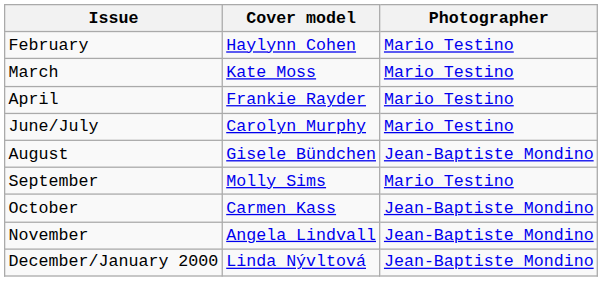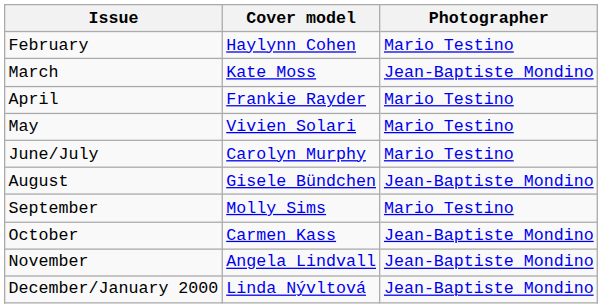(449, 72) Mario Testino -> (489, 72) Jean-Baptiste Mondino
+ row: (24, 127)
